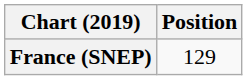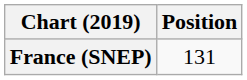(199, 56) 129 -> (199, 56) 131
